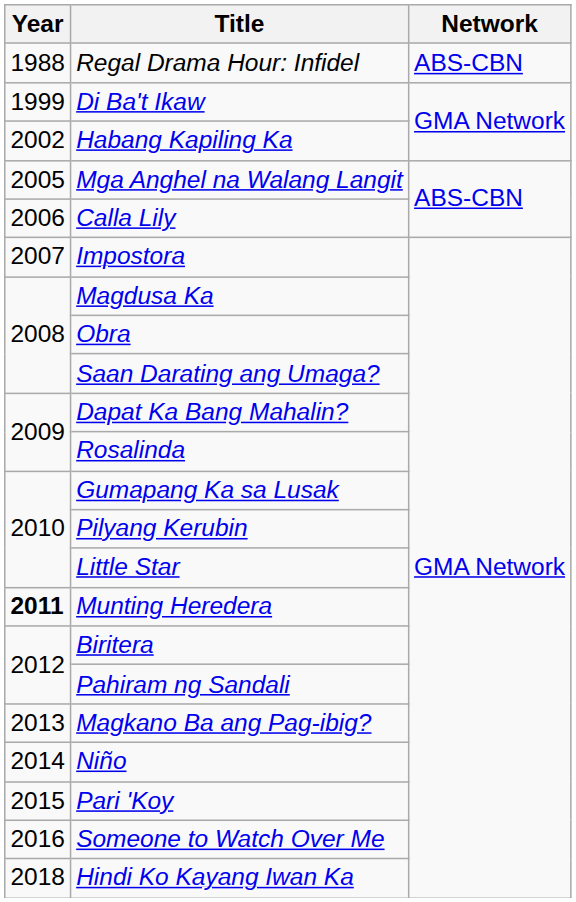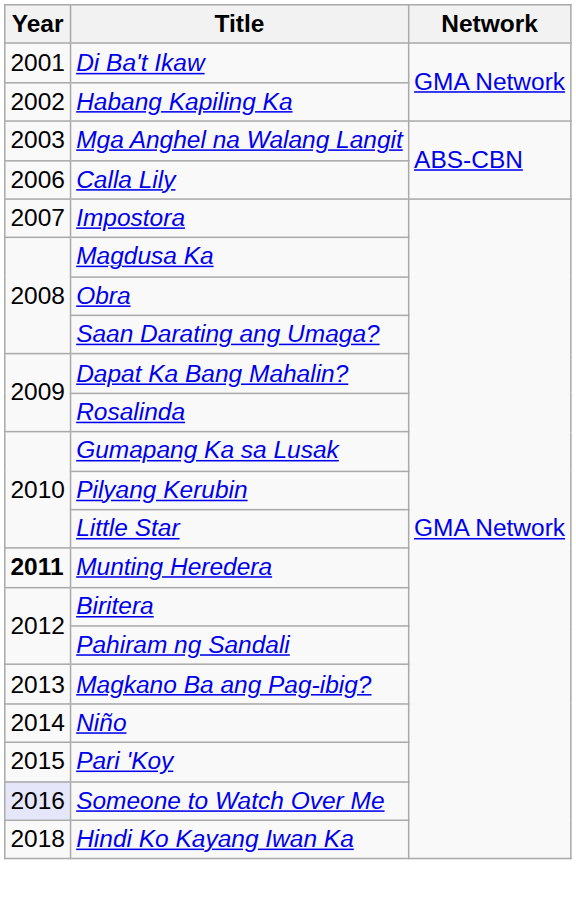- row: (218, 62)
(38, 101) 1999 -> (38, 62) 2001
(38, 179) 2005 -> (38, 140) 2003
(38, 839) no background -> (38, 800) lavender background
